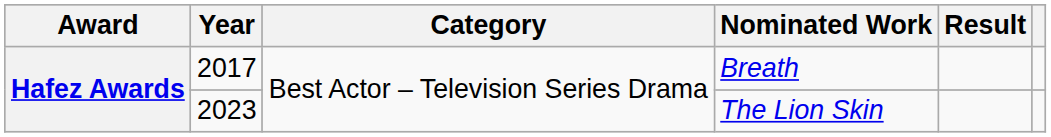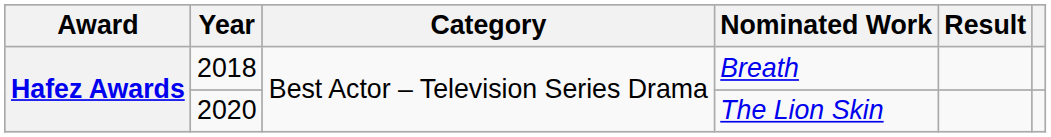(227, 68) 2017 -> (227, 68) 2018
(227, 110) 2023 -> (227, 110) 2020
